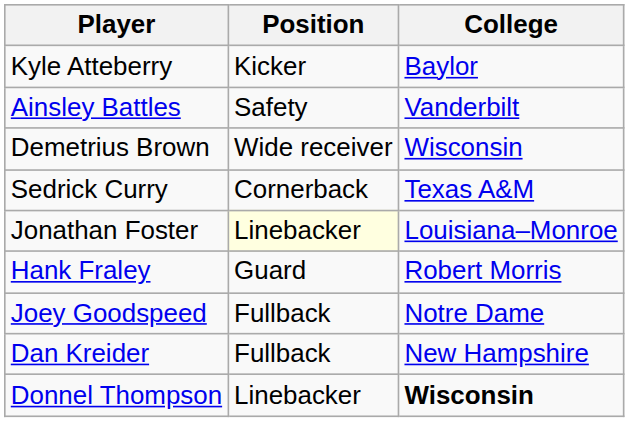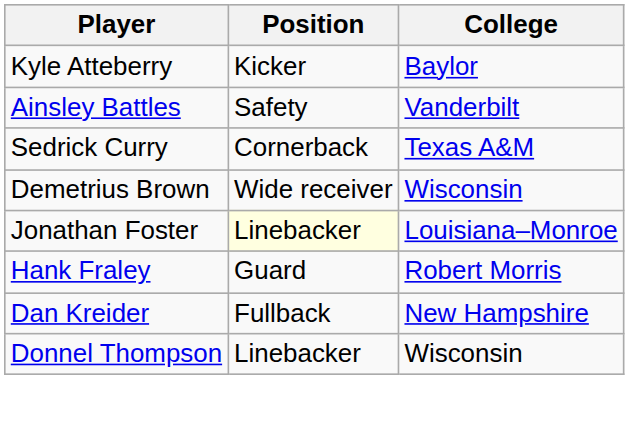rows swapped: (110, 148) <-> (89, 189)
- row: (109, 312)
(469, 395) bold -> (464, 353) normal
